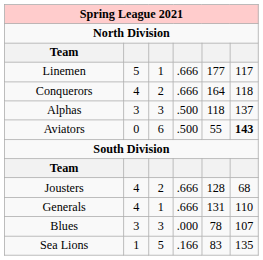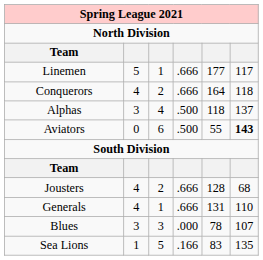(161, 110) 3 -> (161, 110) 4
